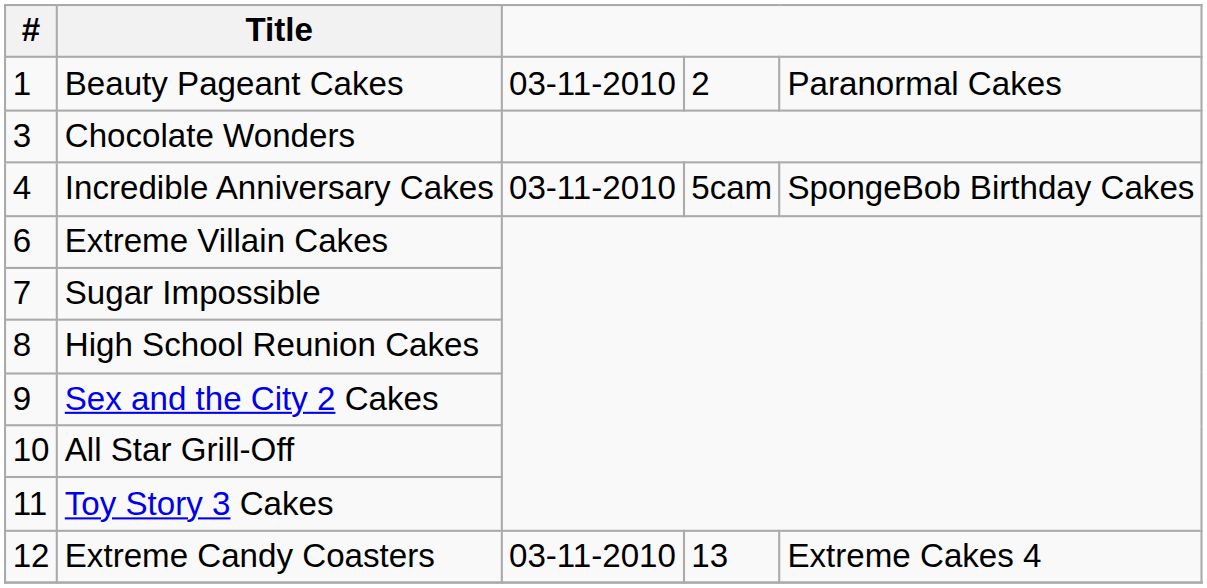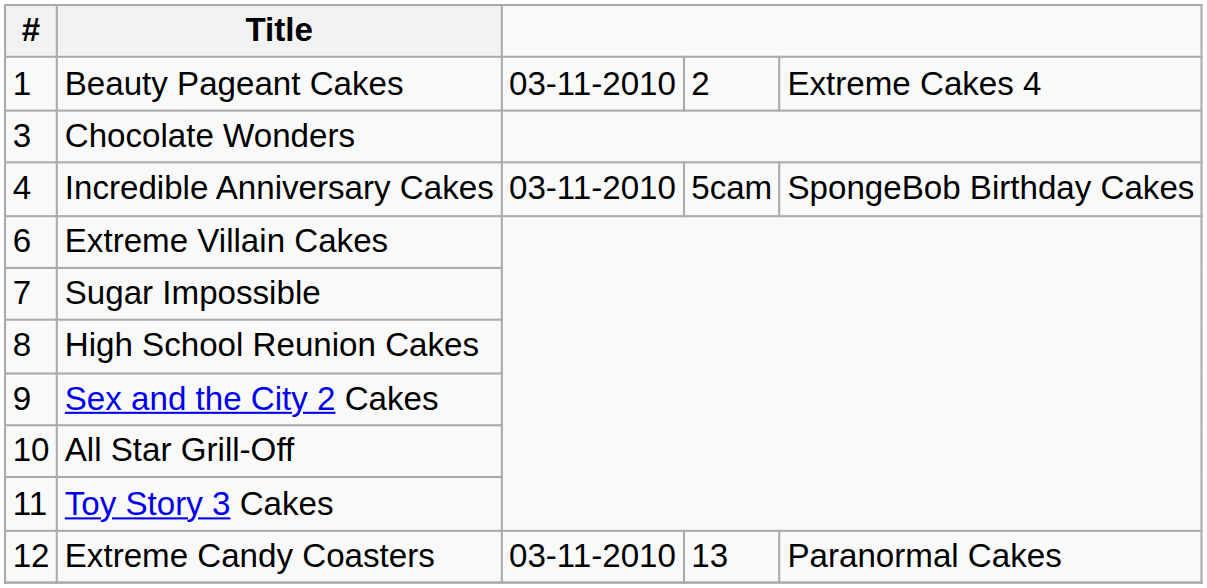(925, 83) Paranormal Cakes -> (914, 83) Extreme Cakes 4
(914, 556) Extreme Cakes 4 -> (925, 556) Paranormal Cakes
